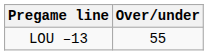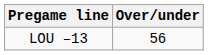(158, 39) 55 -> (158, 39) 56
